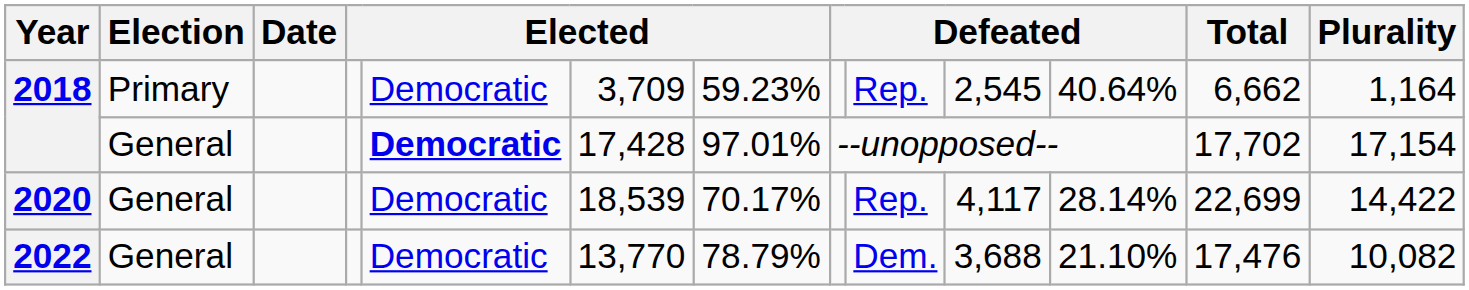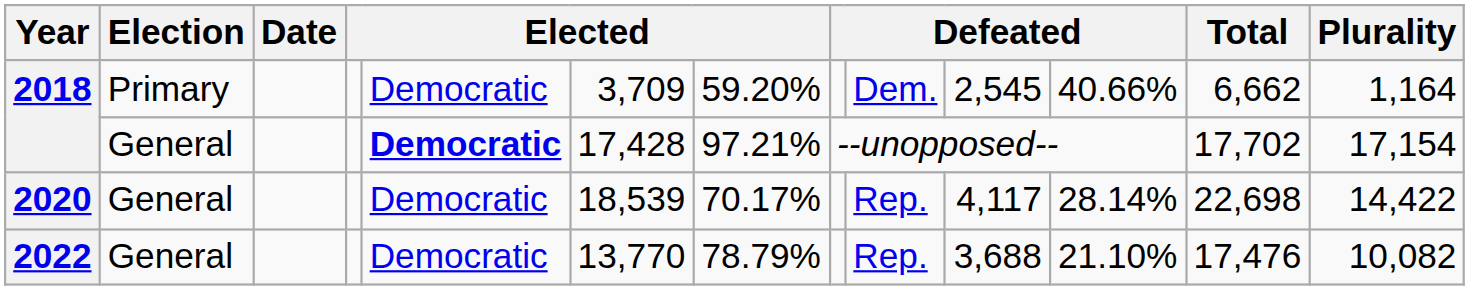(761, 88) 59.23% -> (761, 88) 59.20%
(891, 88) Rep. -> (895, 88) Dem.
(1118, 88) 40.64% -> (1118, 88) 40.66%
(761, 144) 97.01% -> (761, 144) 97.21%
(1247, 199) 22,699 -> (1247, 199) 22,698
(895, 255) Dem. -> (891, 255) Rep.
